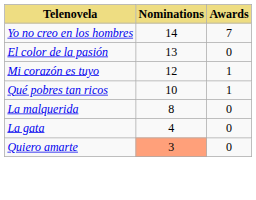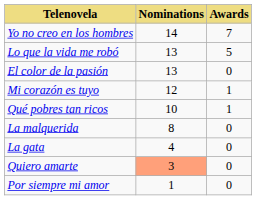+ row: (63, 52)
+ row: (58, 185)
